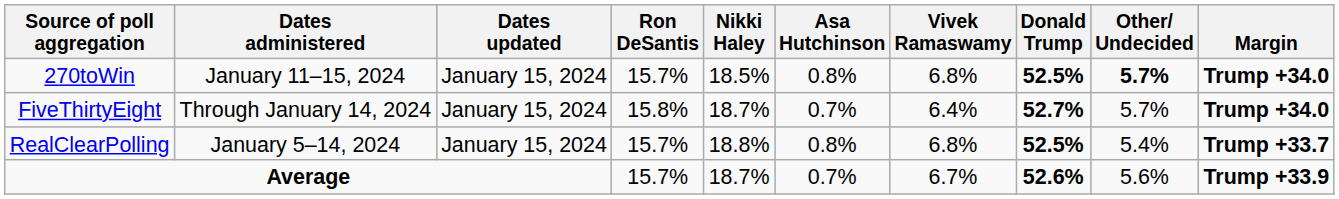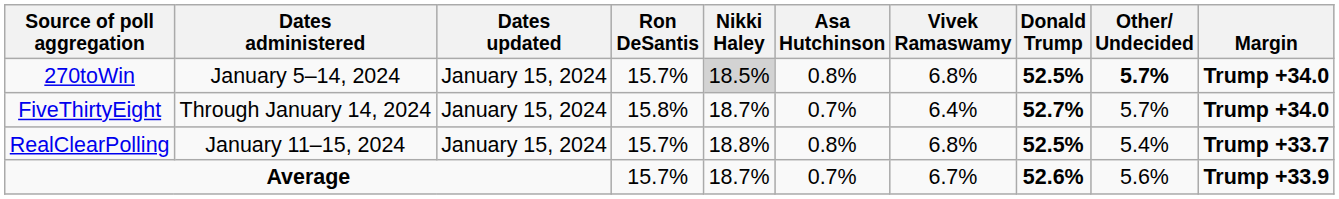(305, 76) January 11–15, 2024 -> (305, 76) January 5–14, 2024
(739, 76) no background -> (739, 76) lightgrey background
(305, 144) January 5–14, 2024 -> (305, 144) January 11–15, 2024
